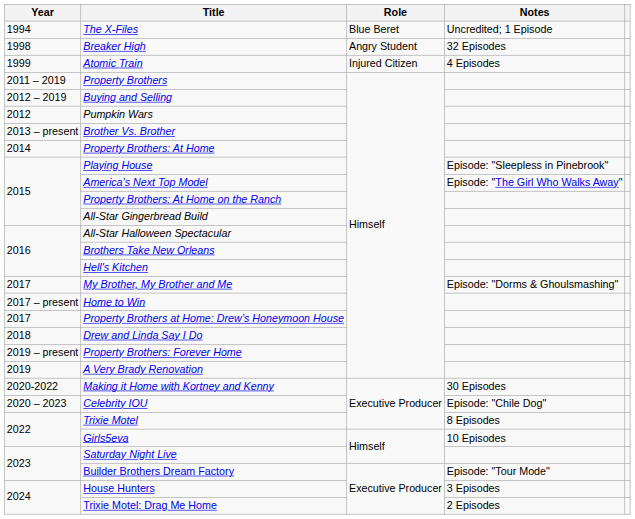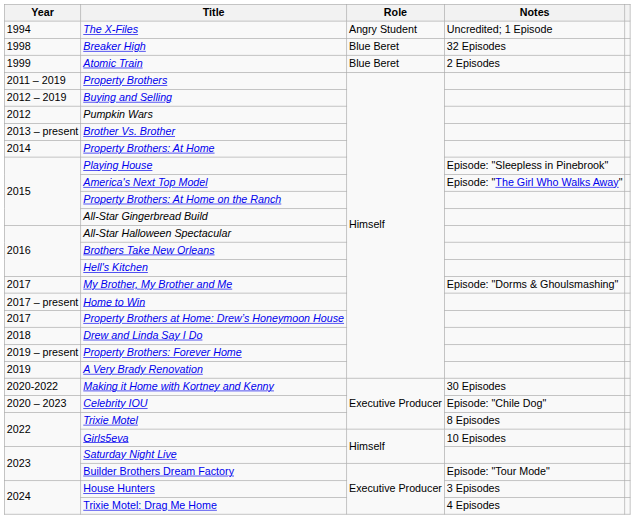(374, 30) Blue Beret -> (383, 30) Angry Student
(383, 47) Angry Student -> (374, 47) Blue Beret
(383, 64) Injured Citizen -> (374, 64) Blue Beret
(473, 64) 4 Episodes -> (473, 64) 2 Episodes
(473, 506) 2 Episodes -> (473, 506) 4 Episodes
